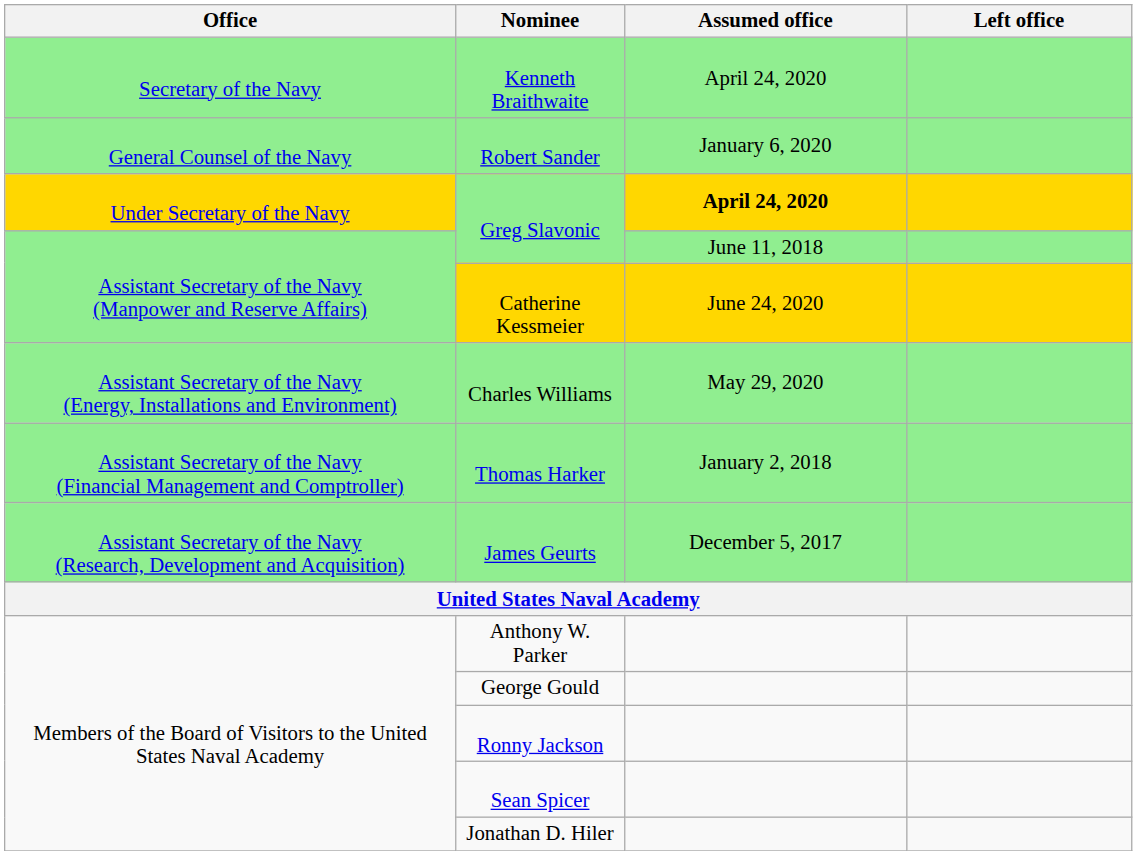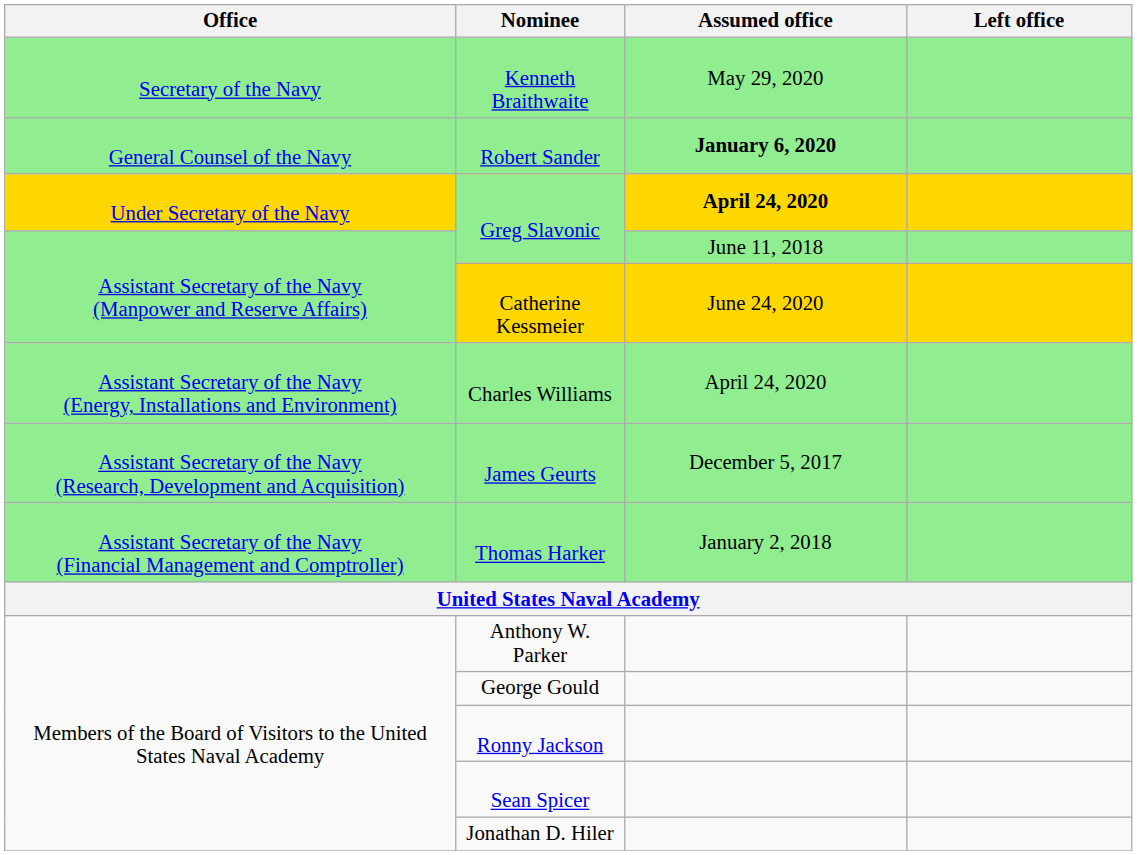(765, 77) April 24, 2020 -> (765, 77) May 29, 2020
(765, 145) normal -> (765, 145) bold
(765, 382) May 29, 2020 -> (765, 382) April 24, 2020
rows swapped: (230, 474) <-> (230, 553)
